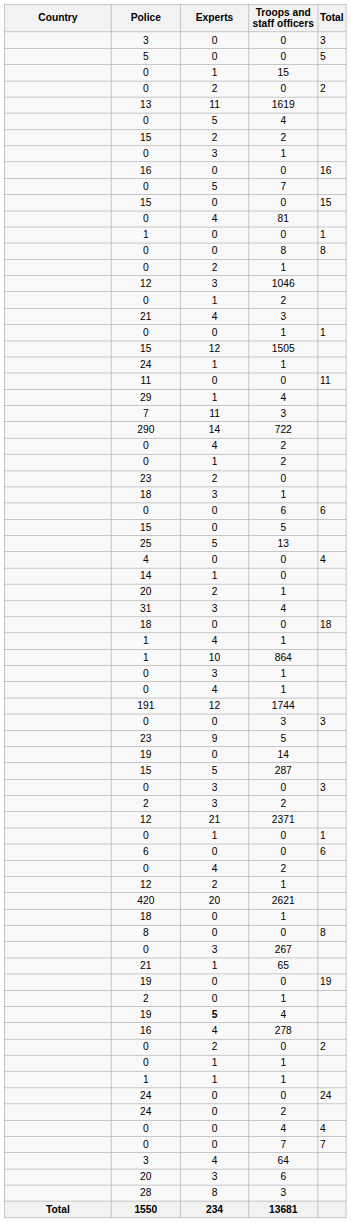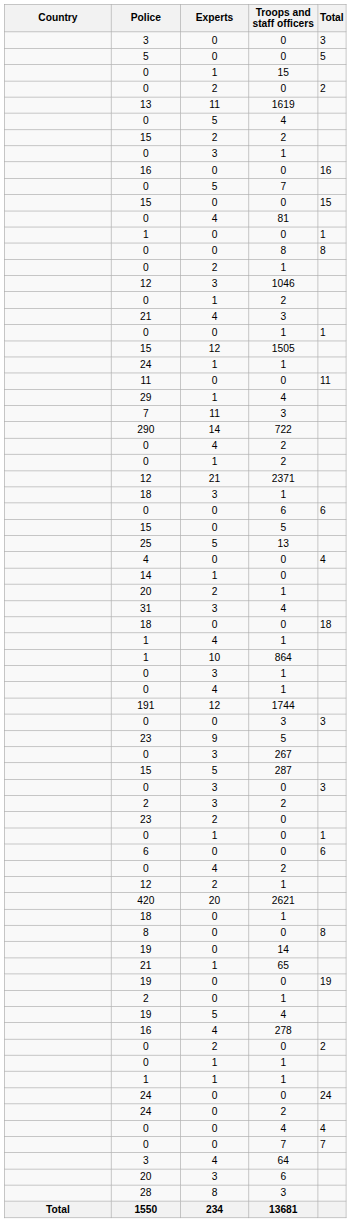rows swapped: (146, 819) <-> (146, 478)
rows swapped: (146, 754) <-> (146, 949)
(215, 1014) bold -> (215, 1014) normal
